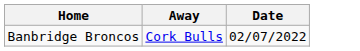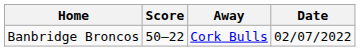+ column: (165, 15)
